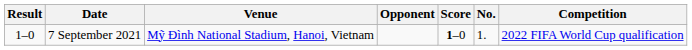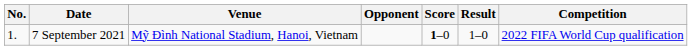columns swapped: (486, 14) <-> (25, 14)
